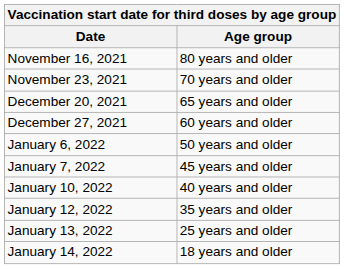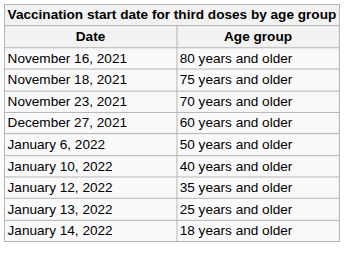+ row: (67, 79)
- row: (67, 101)
- row: (56, 166)
